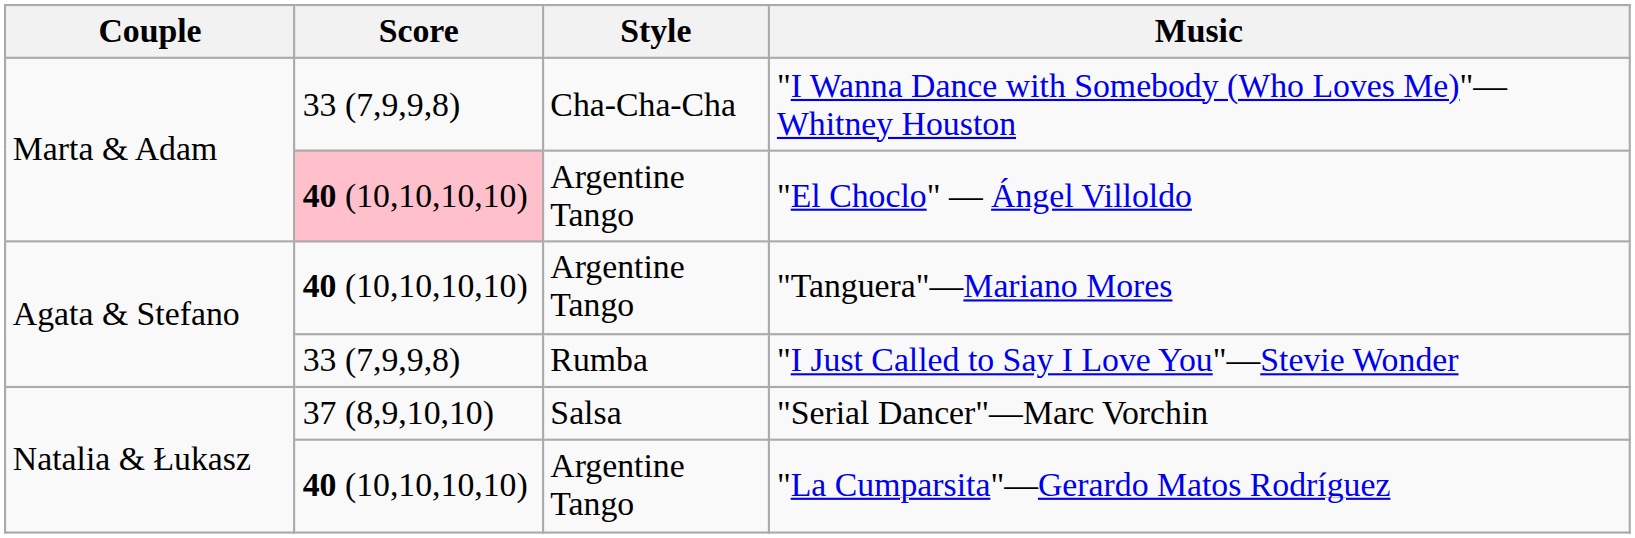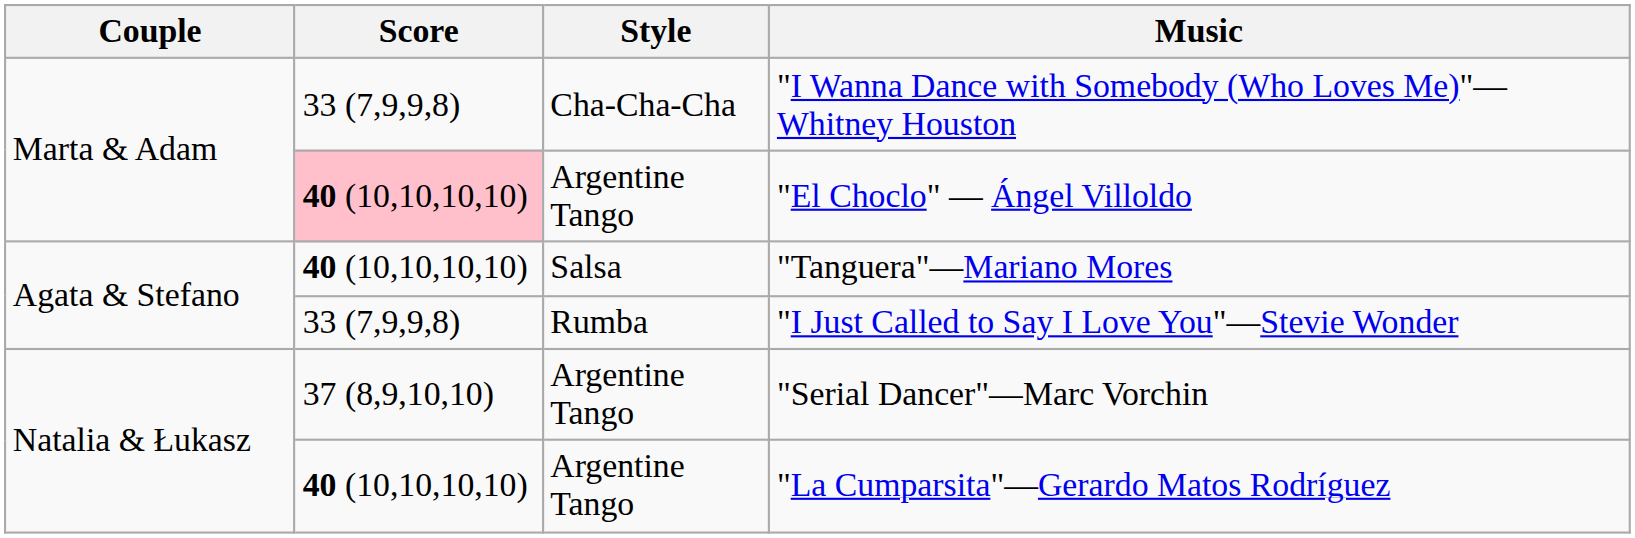(618, 286) Argentine Tango -> (586, 267) Salsa
(586, 412) Salsa -> (618, 393) Argentine Tango
